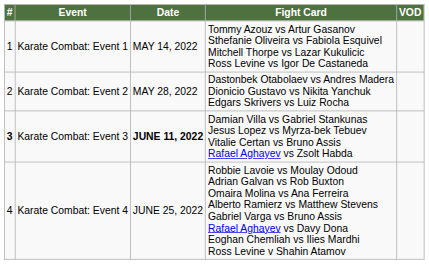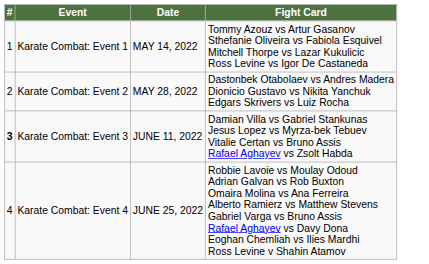- column: (410, 13)
(168, 137) bold -> (168, 137) normal
